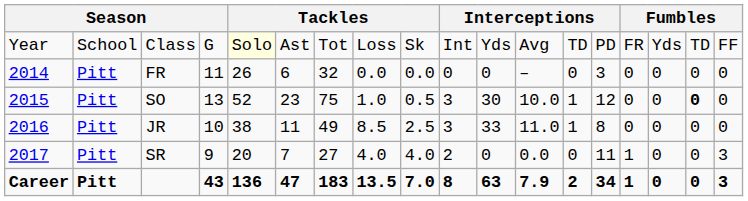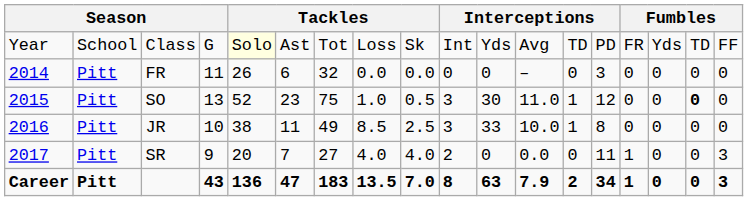(539, 100) 10.0 -> (539, 100) 11.0
(539, 128) 11.0 -> (539, 128) 10.0
